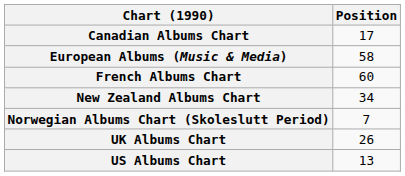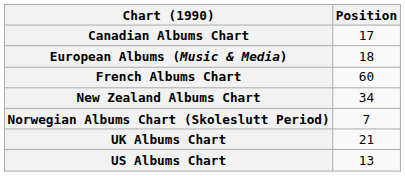(366, 56) 58 -> (366, 56) 18
(366, 139) 26 -> (366, 139) 21
